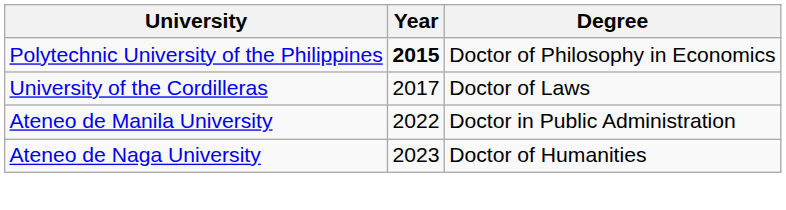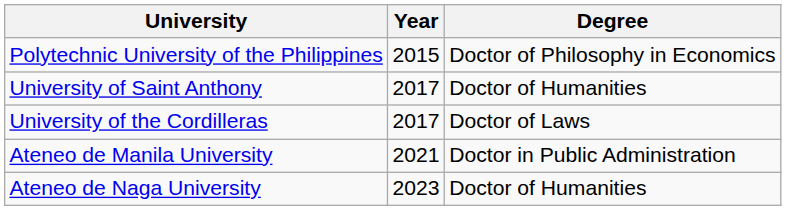(416, 54) bold -> (416, 54) normal
+ row: (136, 88)
(416, 121) 2022 -> (416, 155) 2021
